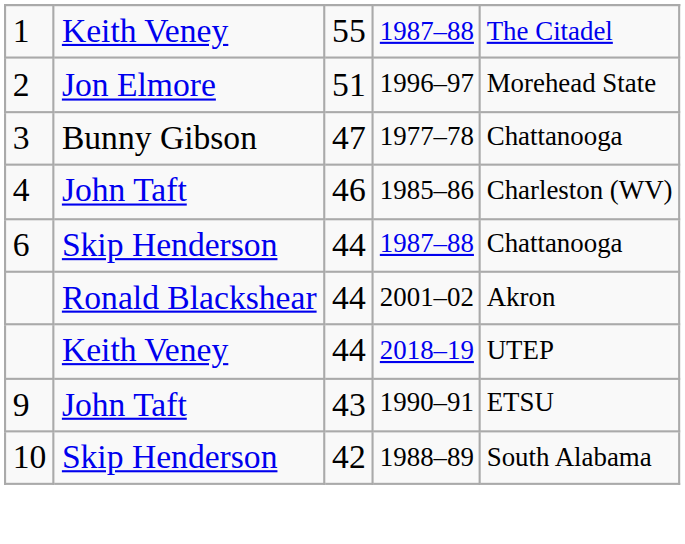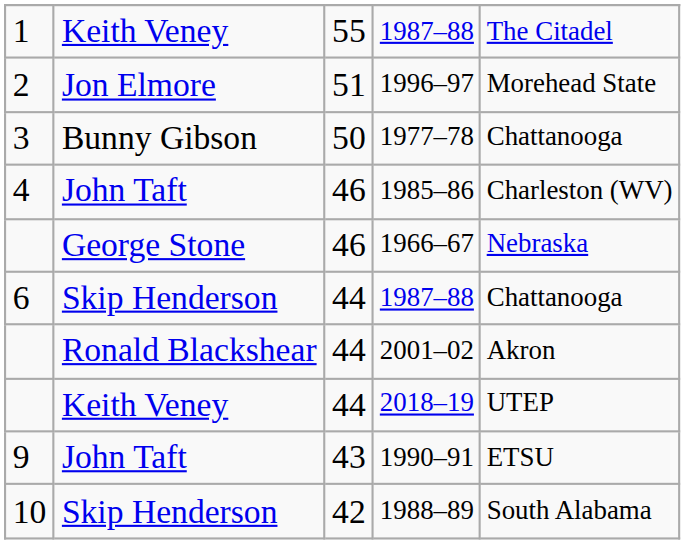(349, 137) 47 -> (349, 137) 50
+ row: (30, 245)
